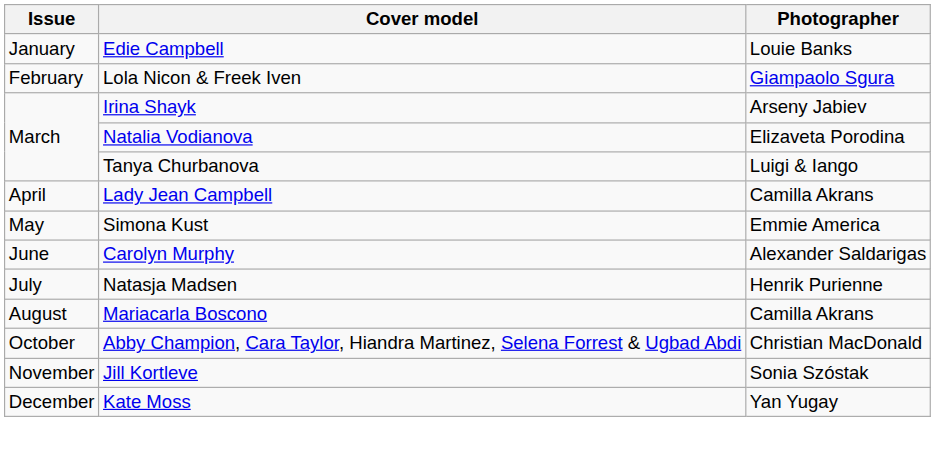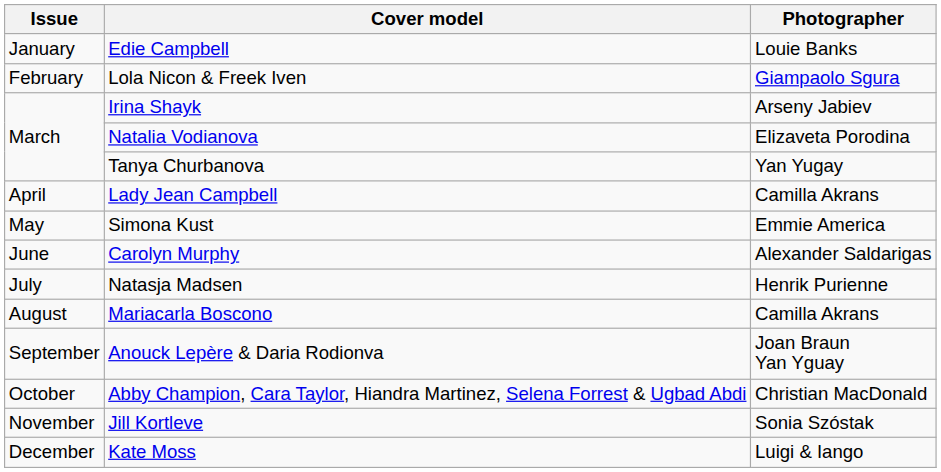(804, 166) Luigi & Iango -> (799, 166) Yan Yugay
+ row: (246, 353)
(794, 401) Yan Yugay -> (809, 452) Luigi & Iango
